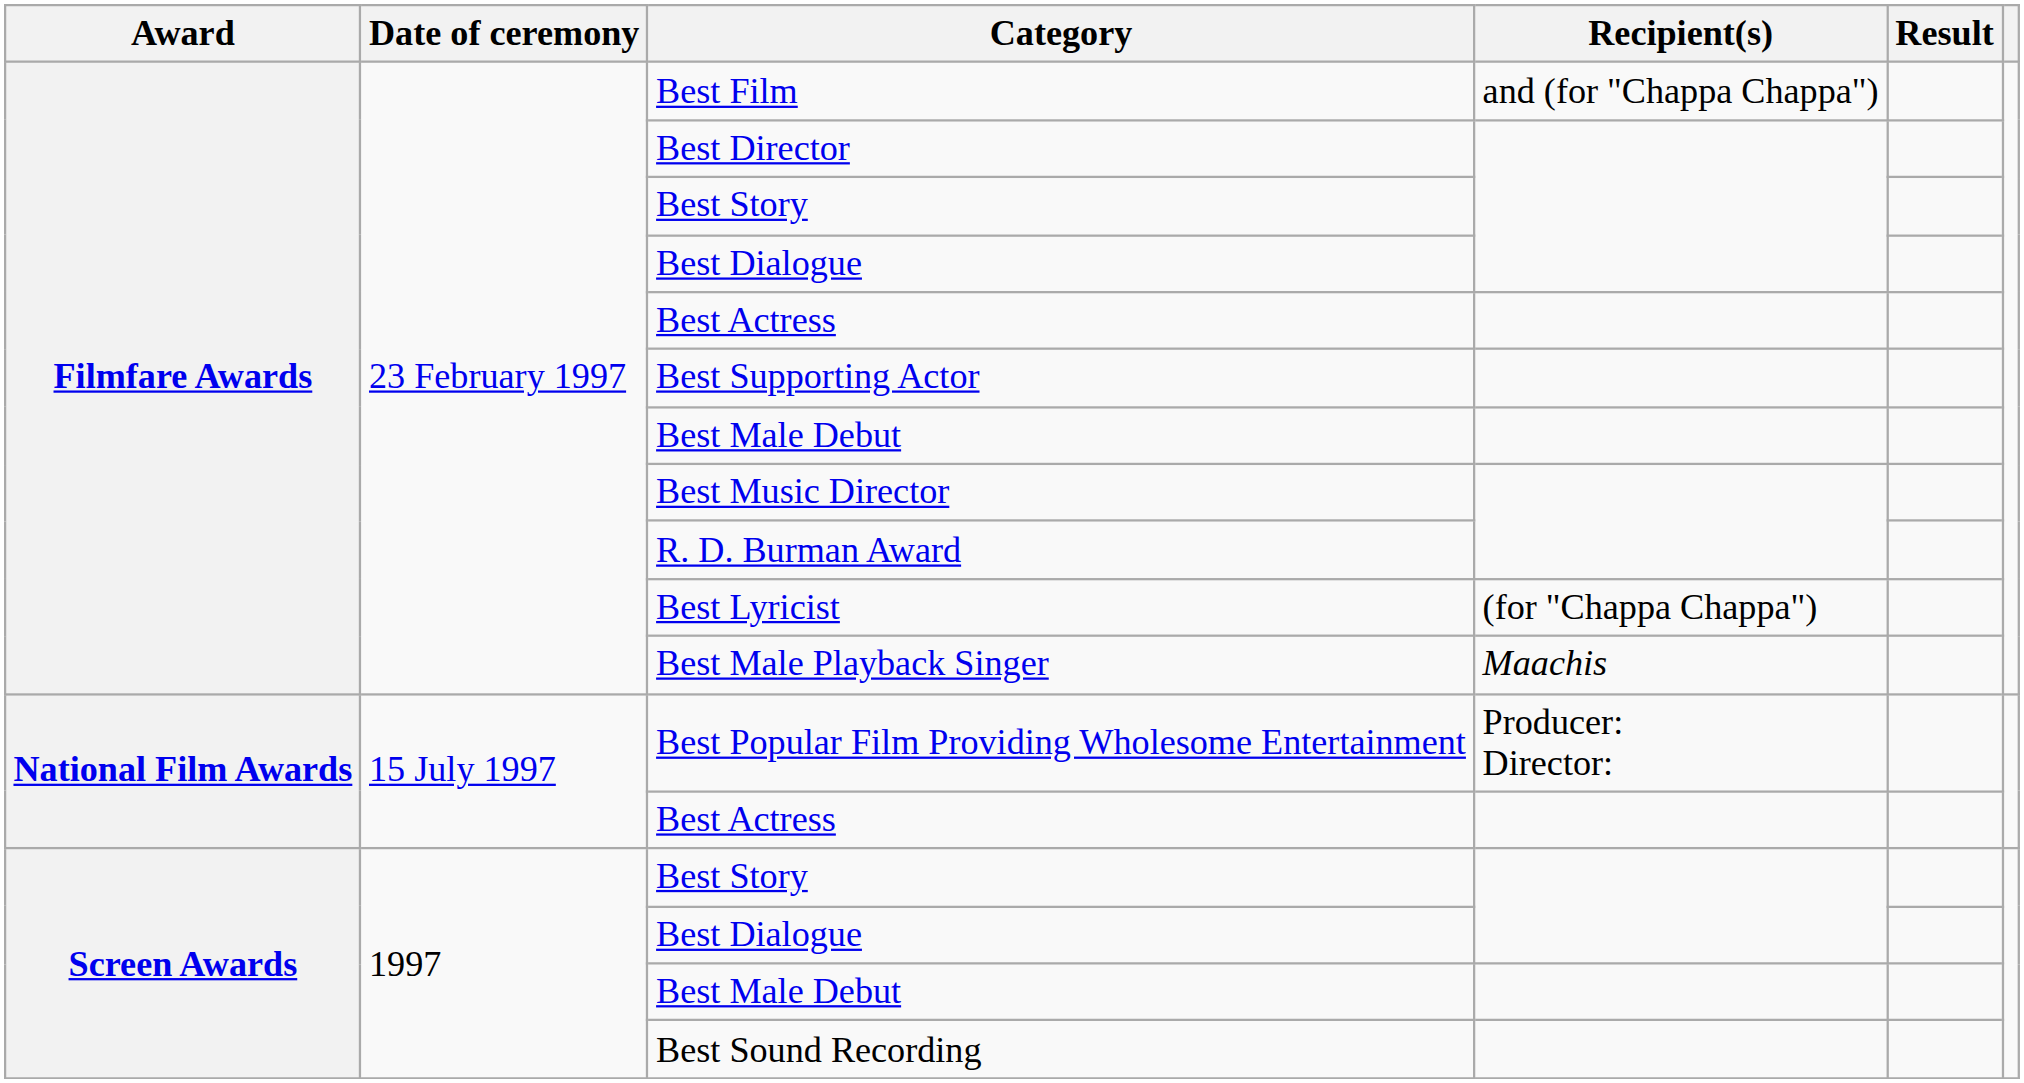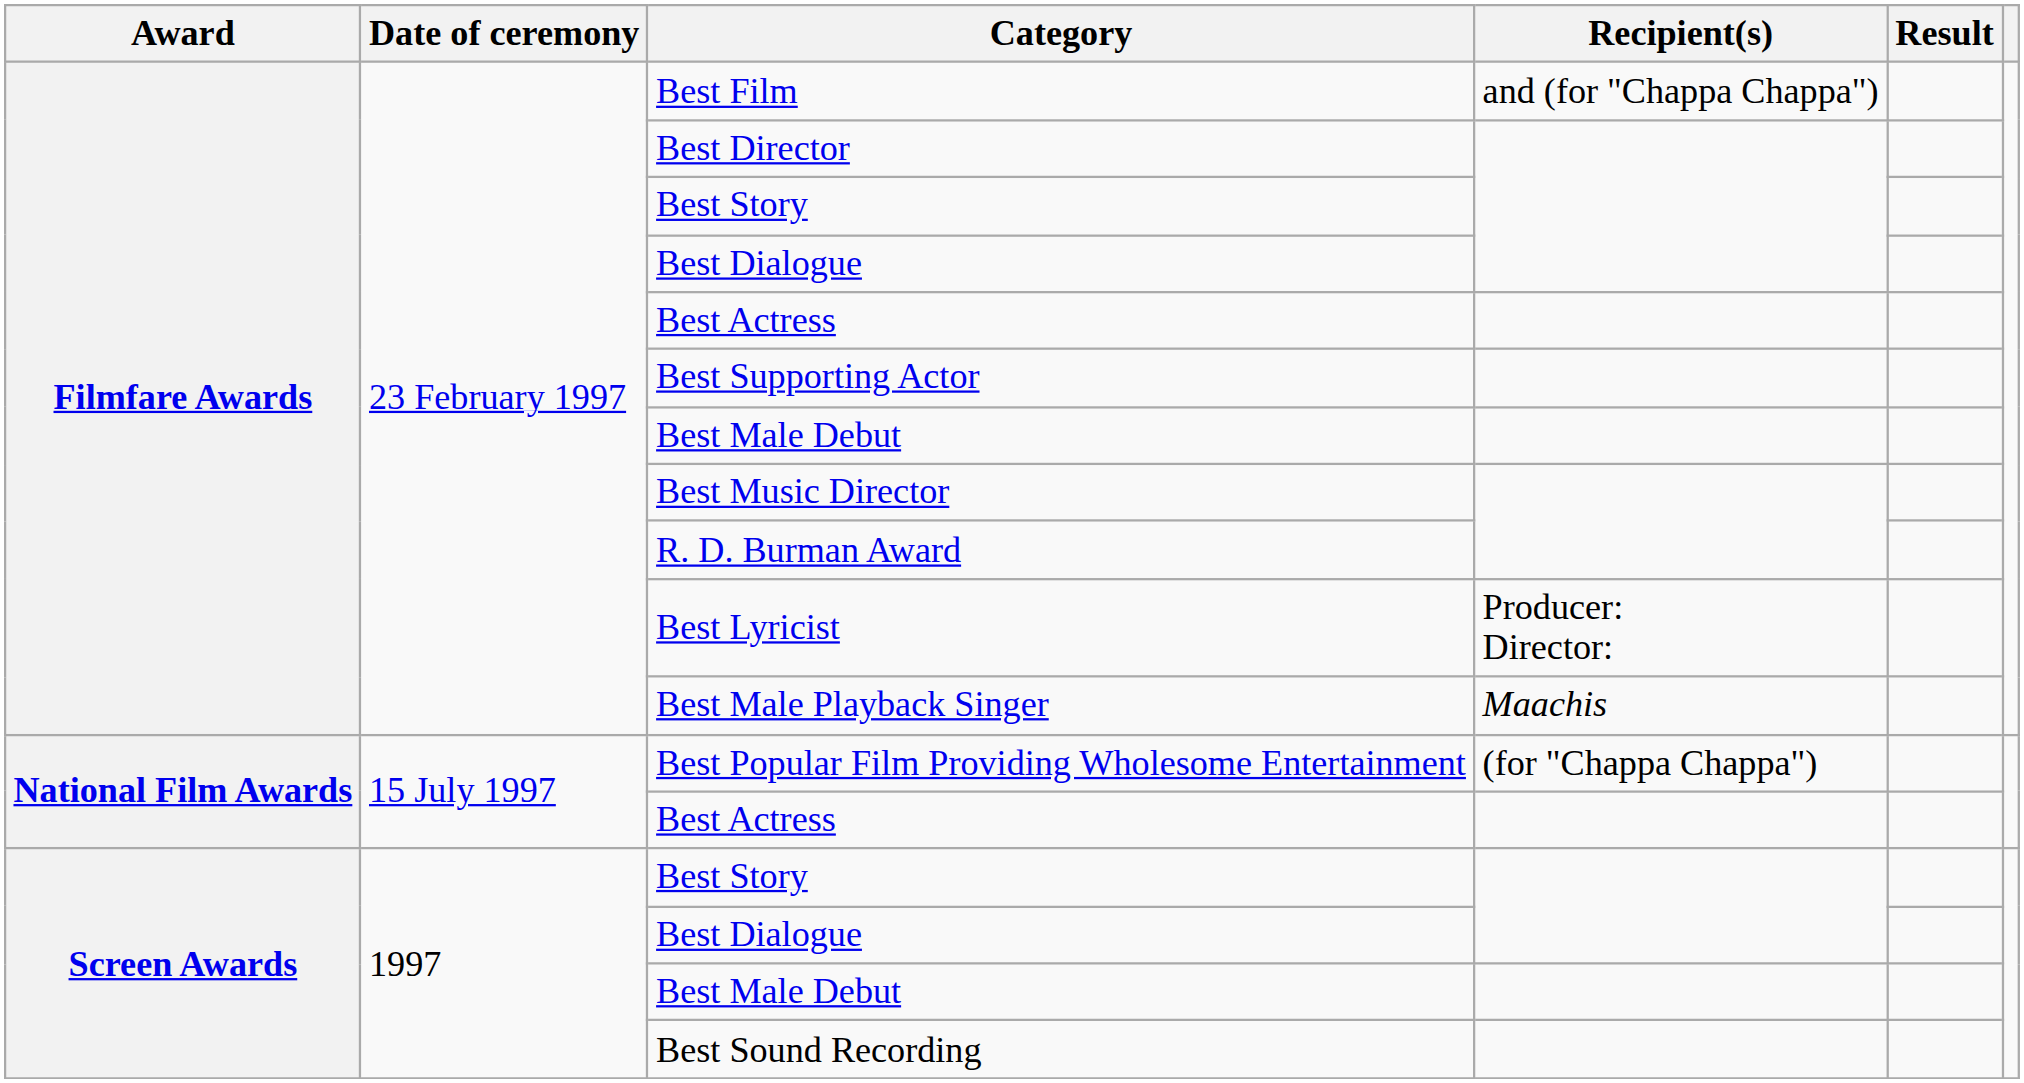(1650, 606) (for "Chappa Chappa") -> (1553, 626) Producer: Director:
(1553, 741) Producer: Director: -> (1650, 762) (for "Chappa Chappa")
